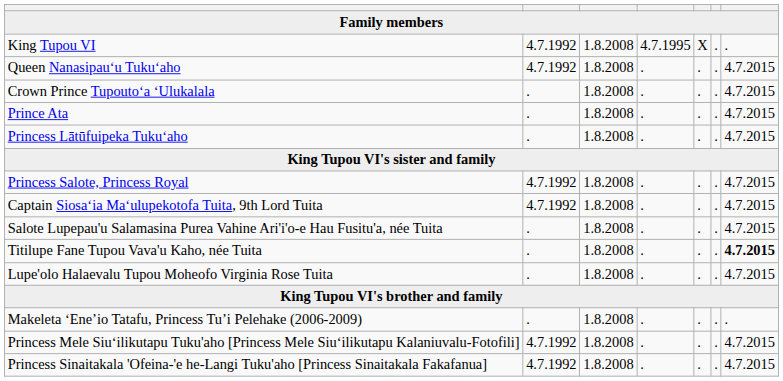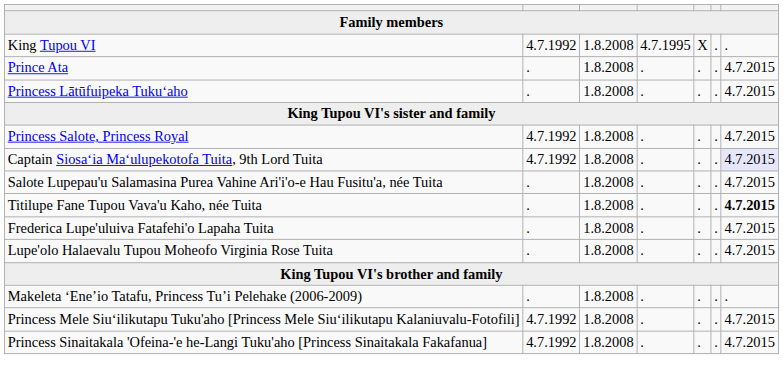- row: (94, 68)
- row: (111, 91)
(750, 205) no background -> (750, 159) lavender background
+ row: (141, 228)
